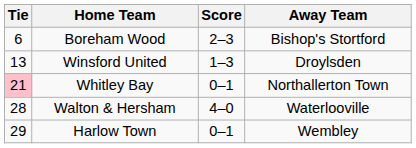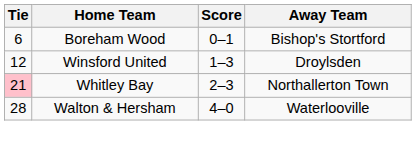(221, 39) 2–3 -> (221, 39) 0–1
(18, 62) 13 -> (18, 62) 12
(221, 85) 0–1 -> (221, 85) 2–3
- row: (115, 131)
